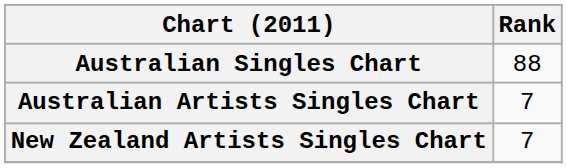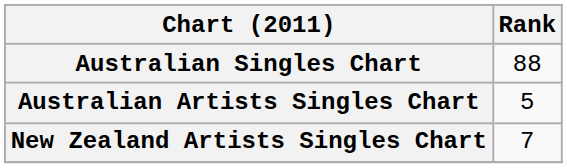(527, 103) 7 -> (527, 103) 5
